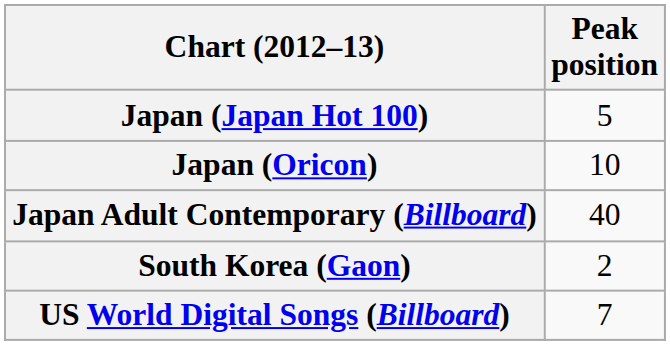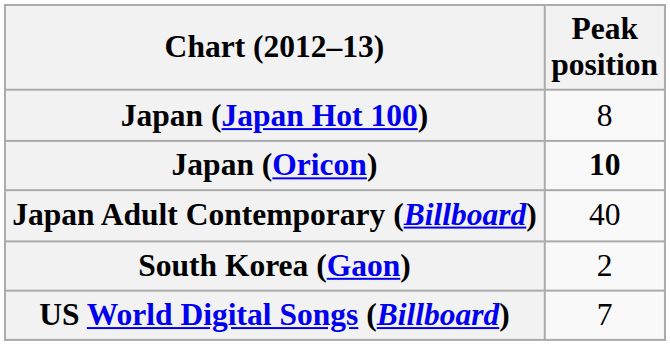(605, 114) 5 -> (605, 114) 8
(605, 164) normal -> (605, 164) bold
